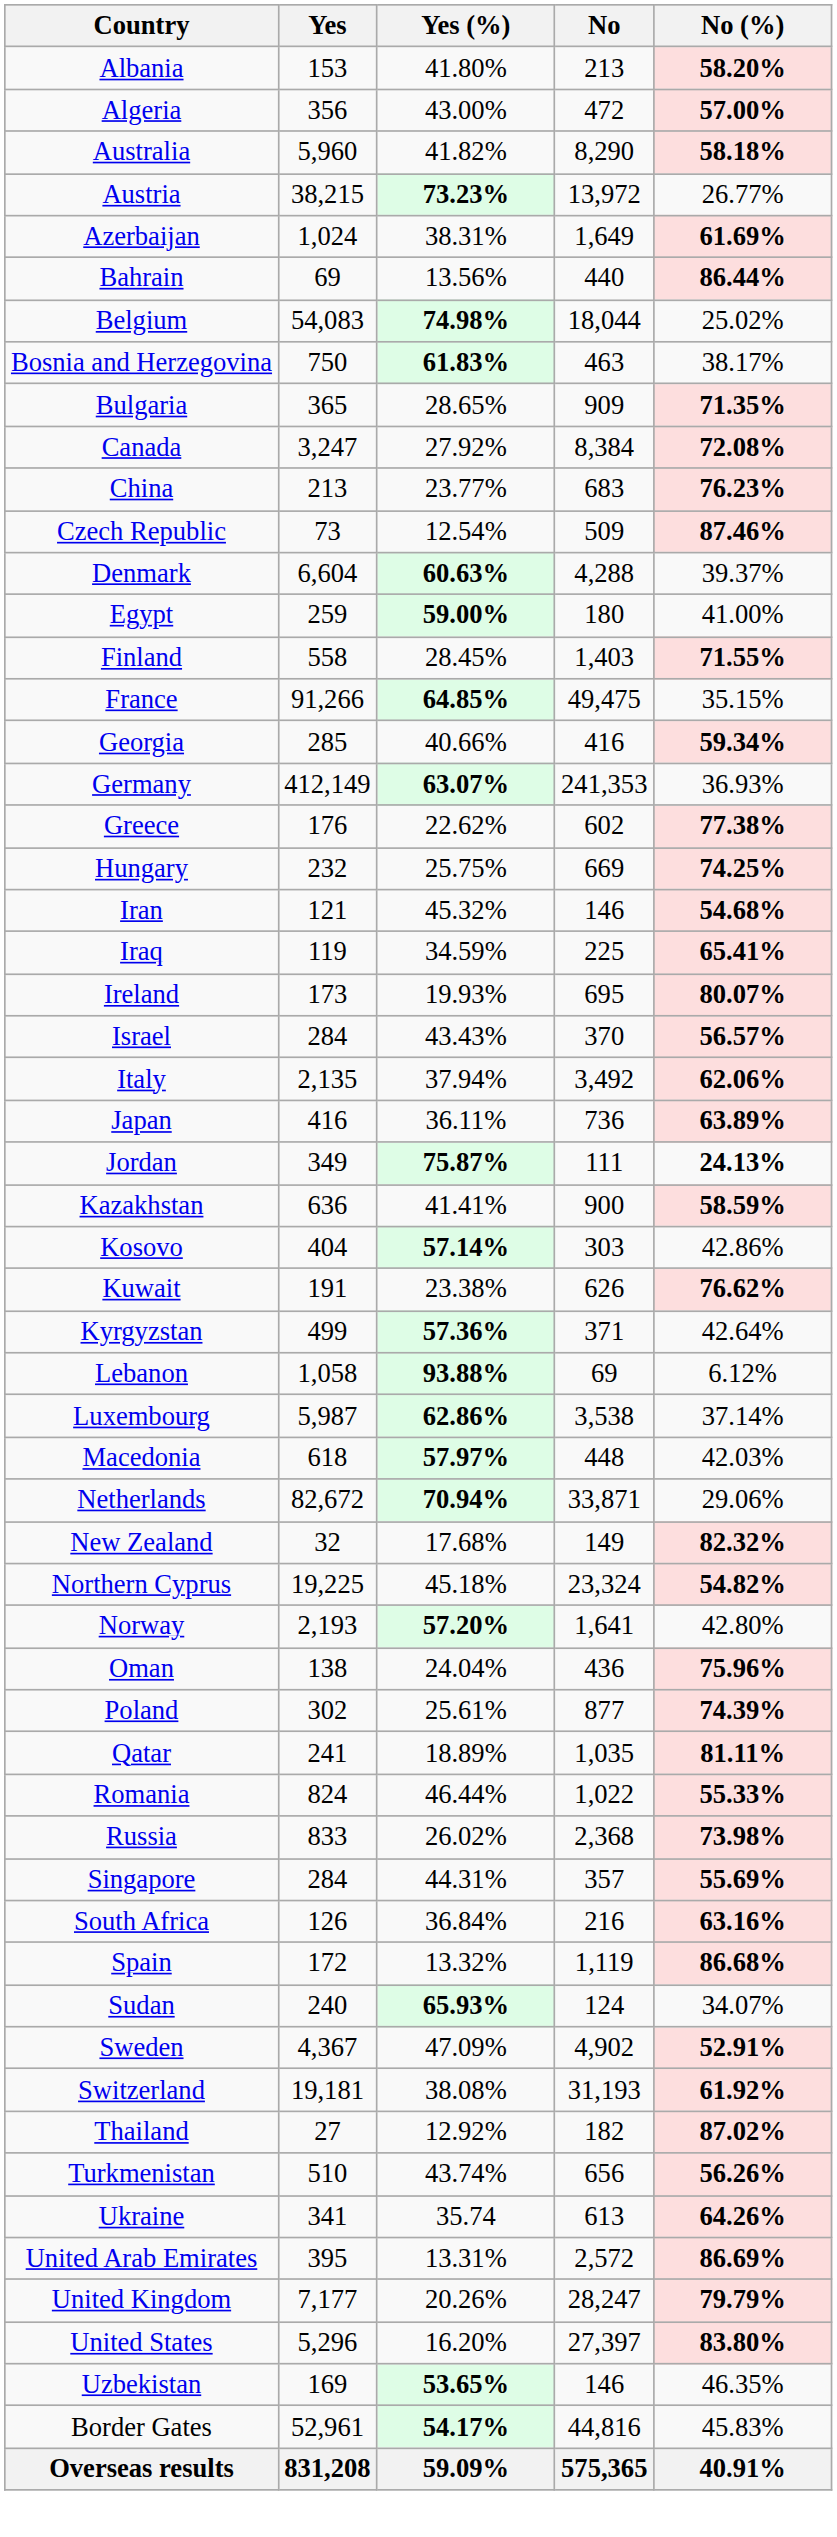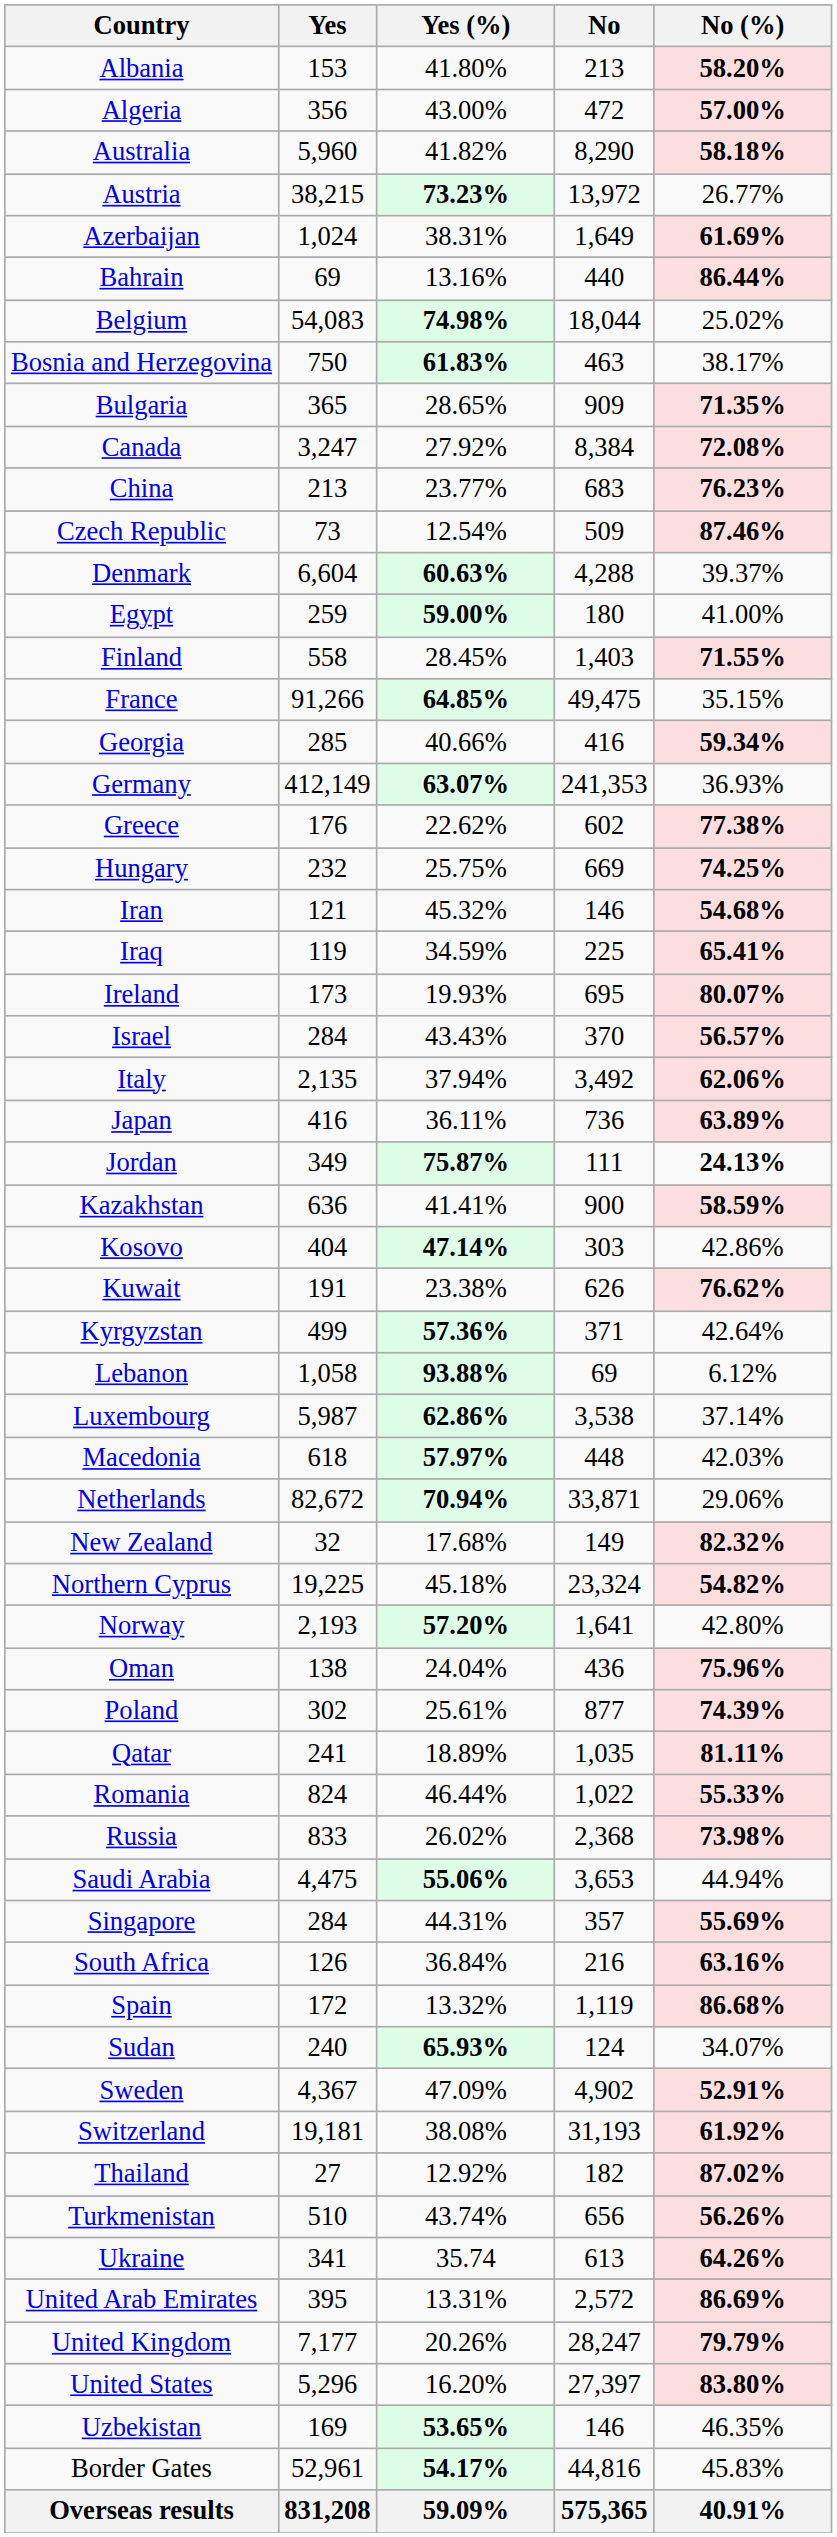(466, 278) 13.56% -> (466, 278) 13.16%
(466, 1247) 57.14% -> (466, 1247) 47.14%
+ row: (141, 1878)
